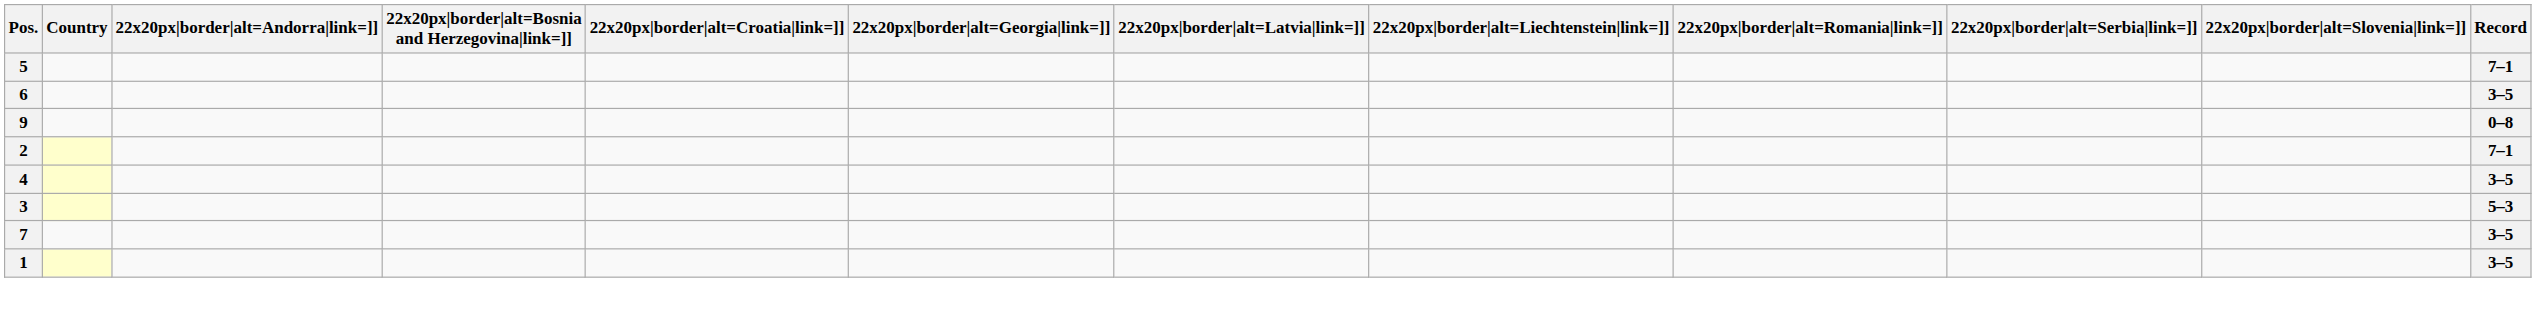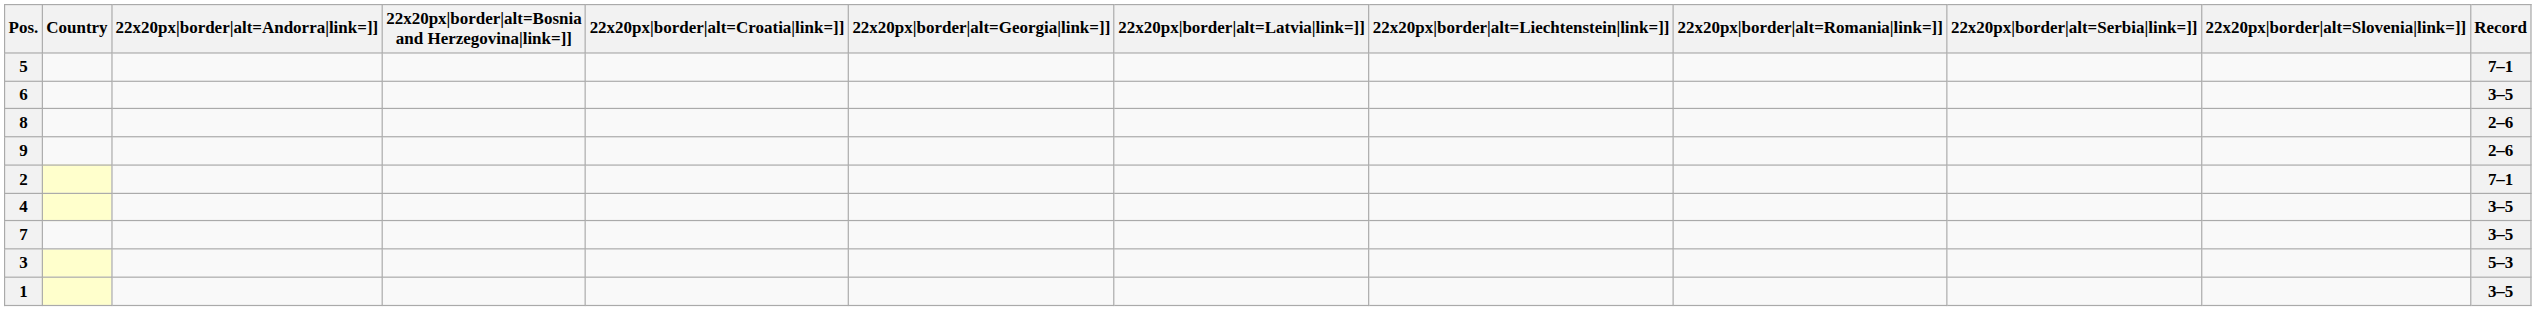+ row: (23, 123)
(2501, 123) 0–8 -> (2501, 151) 2–6
rows swapped: (23, 235) <-> (23, 207)
